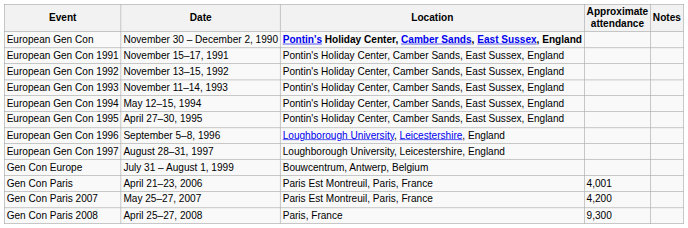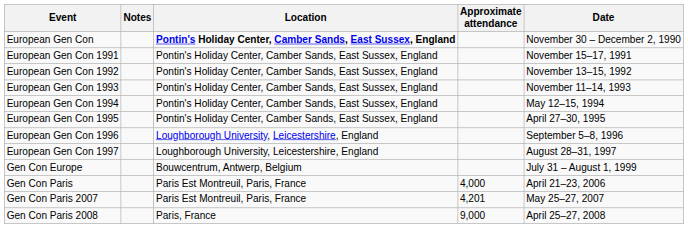columns swapped: (201, 18) <-> (667, 18)
(599, 183) 4,001 -> (473, 183) 4,000
(599, 199) 4,200 -> (473, 199) 4,201
(599, 215) 9,300 -> (473, 215) 9,000
